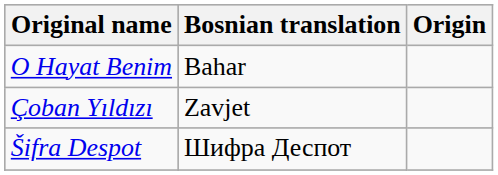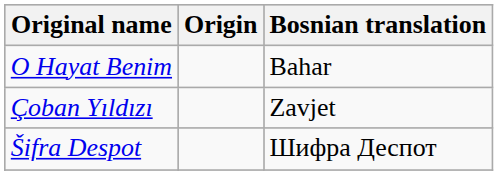columns swapped: (292, 25) <-> (449, 25)
